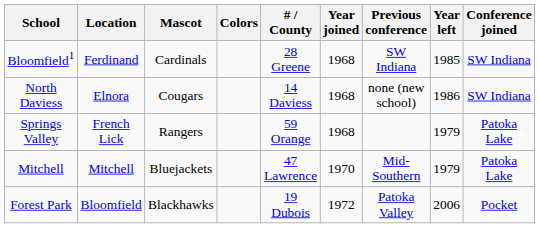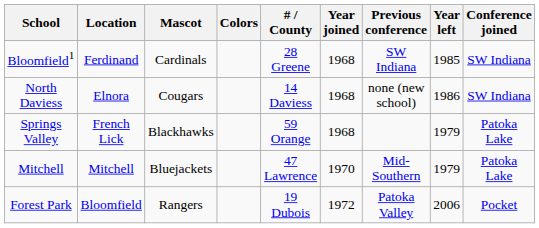(181, 132) Rangers -> (181, 132) Blackhawks
(181, 204) Blackhawks -> (181, 204) Rangers
